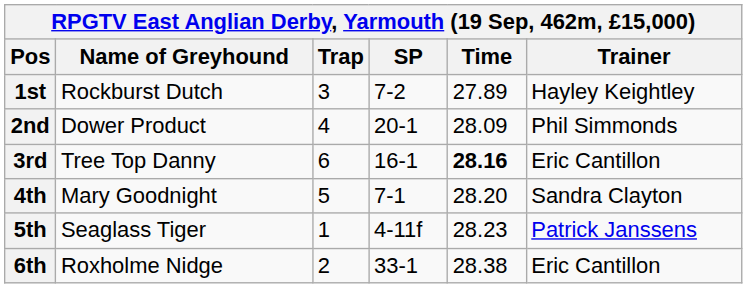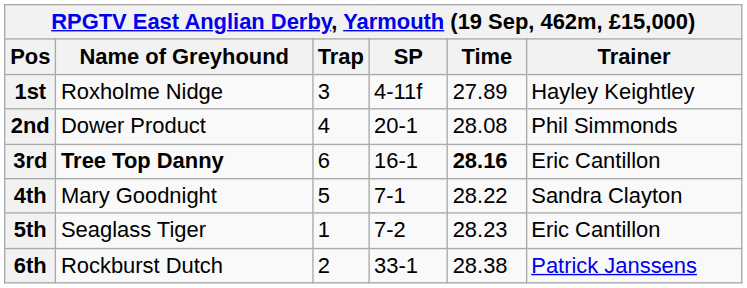(142, 91) Rockburst Dutch -> (142, 91) Roxholme Nidge
(390, 91) 7-2 -> (398, 91) 4-11f
(480, 126) 28.09 -> (480, 126) 28.08
(138, 160) normal -> (142, 160) bold
(480, 195) 28.20 -> (480, 195) 28.22
(398, 230) 4-11f -> (390, 230) 7-2
(614, 230) Patrick Janssens -> (596, 230) Eric Cantillon
(142, 265) Roxholme Nidge -> (142, 265) Rockburst Dutch
(596, 265) Eric Cantillon -> (614, 265) Patrick Janssens
